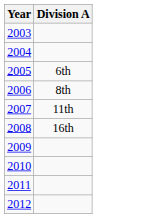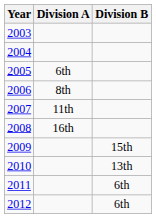+ column: (122, 14)
